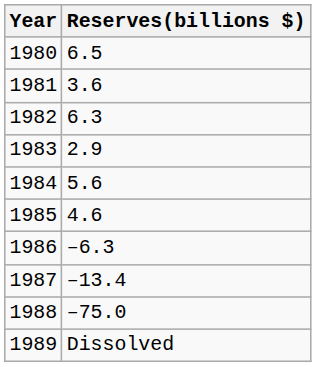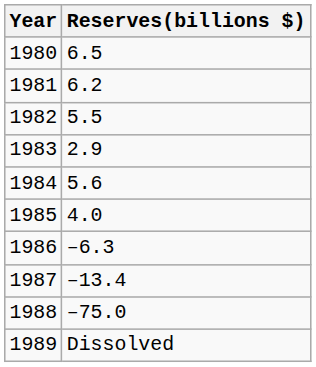(85, 86) 3.6 -> (85, 86) 6.2
(85, 118) 6.3 -> (85, 118) 5.5
(85, 215) 4.6 -> (85, 215) 4.0
